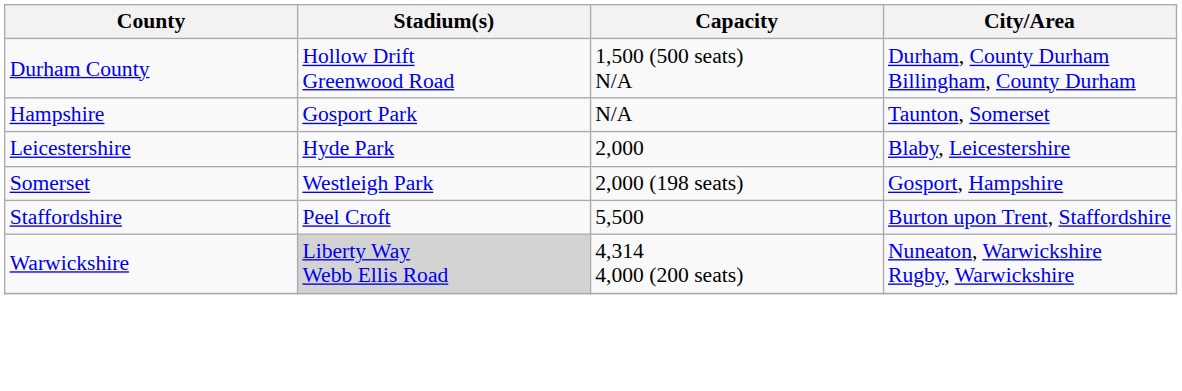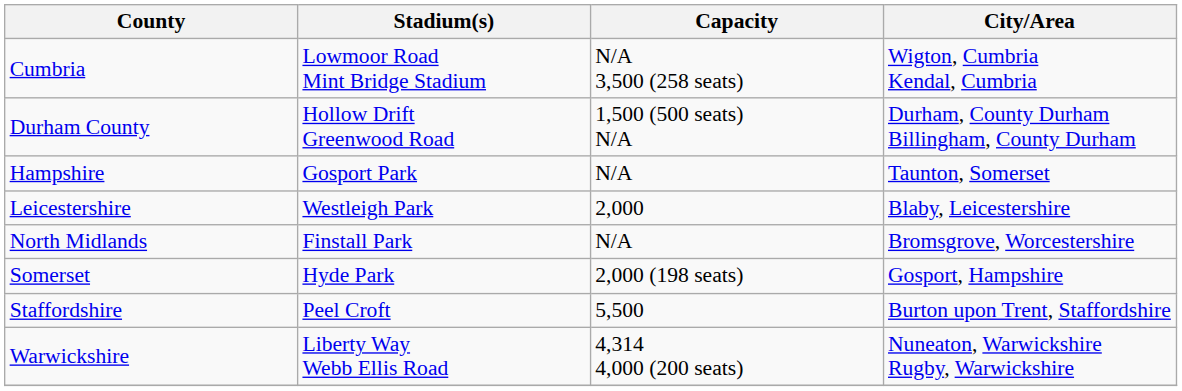+ row: (47, 68)
(348, 148) Hyde Park -> (368, 207) Westleigh Park
+ row: (78, 241)
(368, 182) Westleigh Park -> (348, 275) Hyde Park
(375, 263) lightgrey background -> (375, 356) no background
